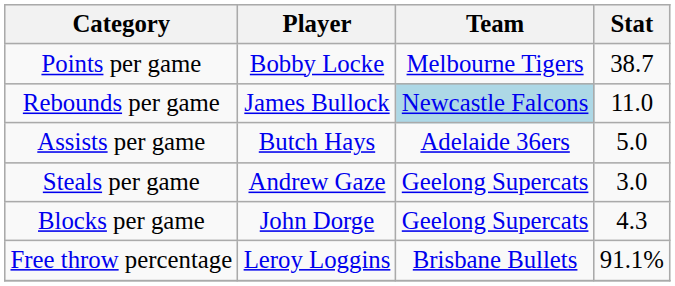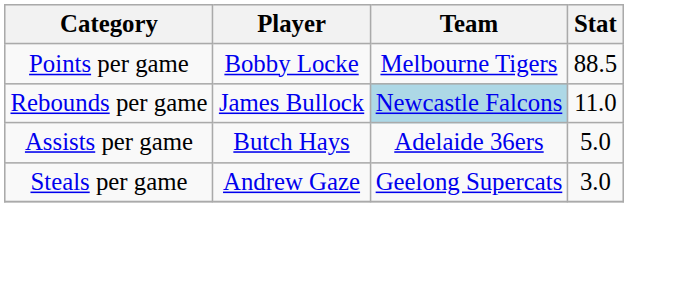(632, 63) 38.7 -> (595, 63) 88.5
- row: (121, 220)
- row: (121, 260)
